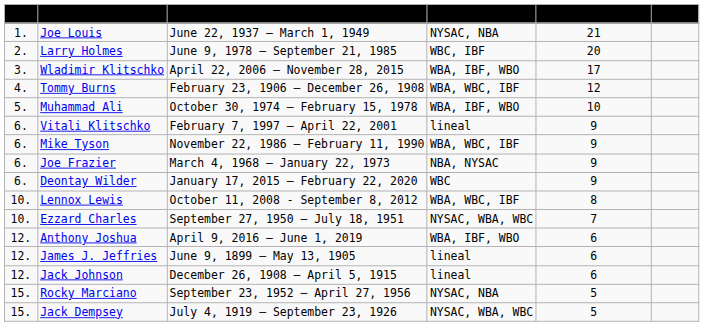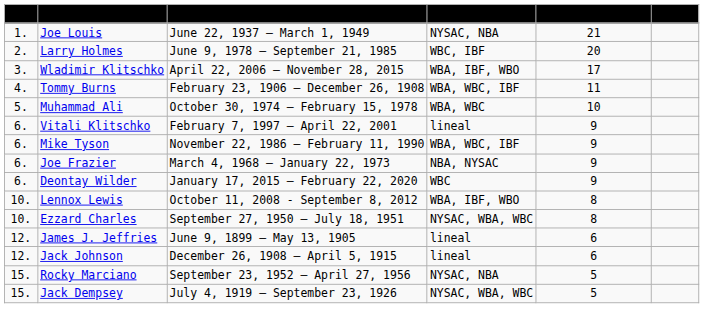(594, 88) 12 -> (594, 88) 11
(475, 107) WBA, IBF, WBO -> (457, 107) WBA, WBC
(475, 200) WBA, WBC, IBF -> (475, 200) WBA, IBF, WBO
(594, 219) 7 -> (594, 219) 8
- row: (88, 238)
